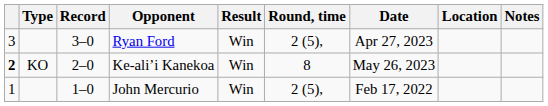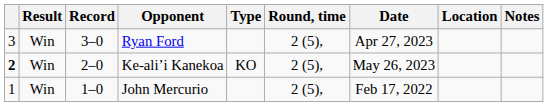columns swapped: (241, 16) <-> (38, 16)
(307, 65) 8 -> (307, 65) 2 (5),
